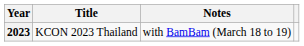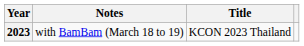columns swapped: (86, 13) <-> (217, 13)
